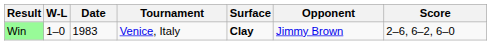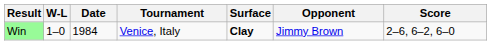(85, 31) 1983 -> (85, 31) 1984
